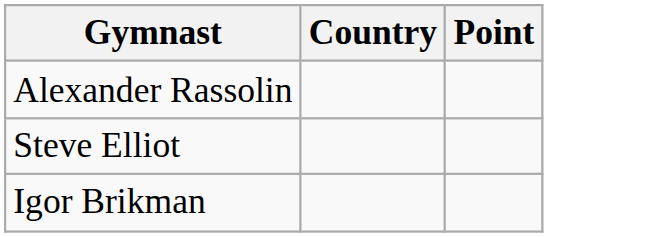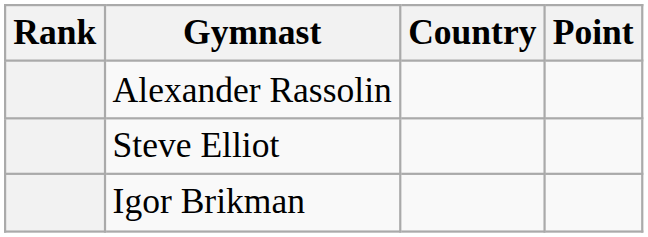+ column: (55, 32)
